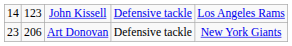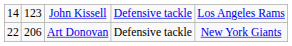(13, 32) 23 -> (13, 32) 22
